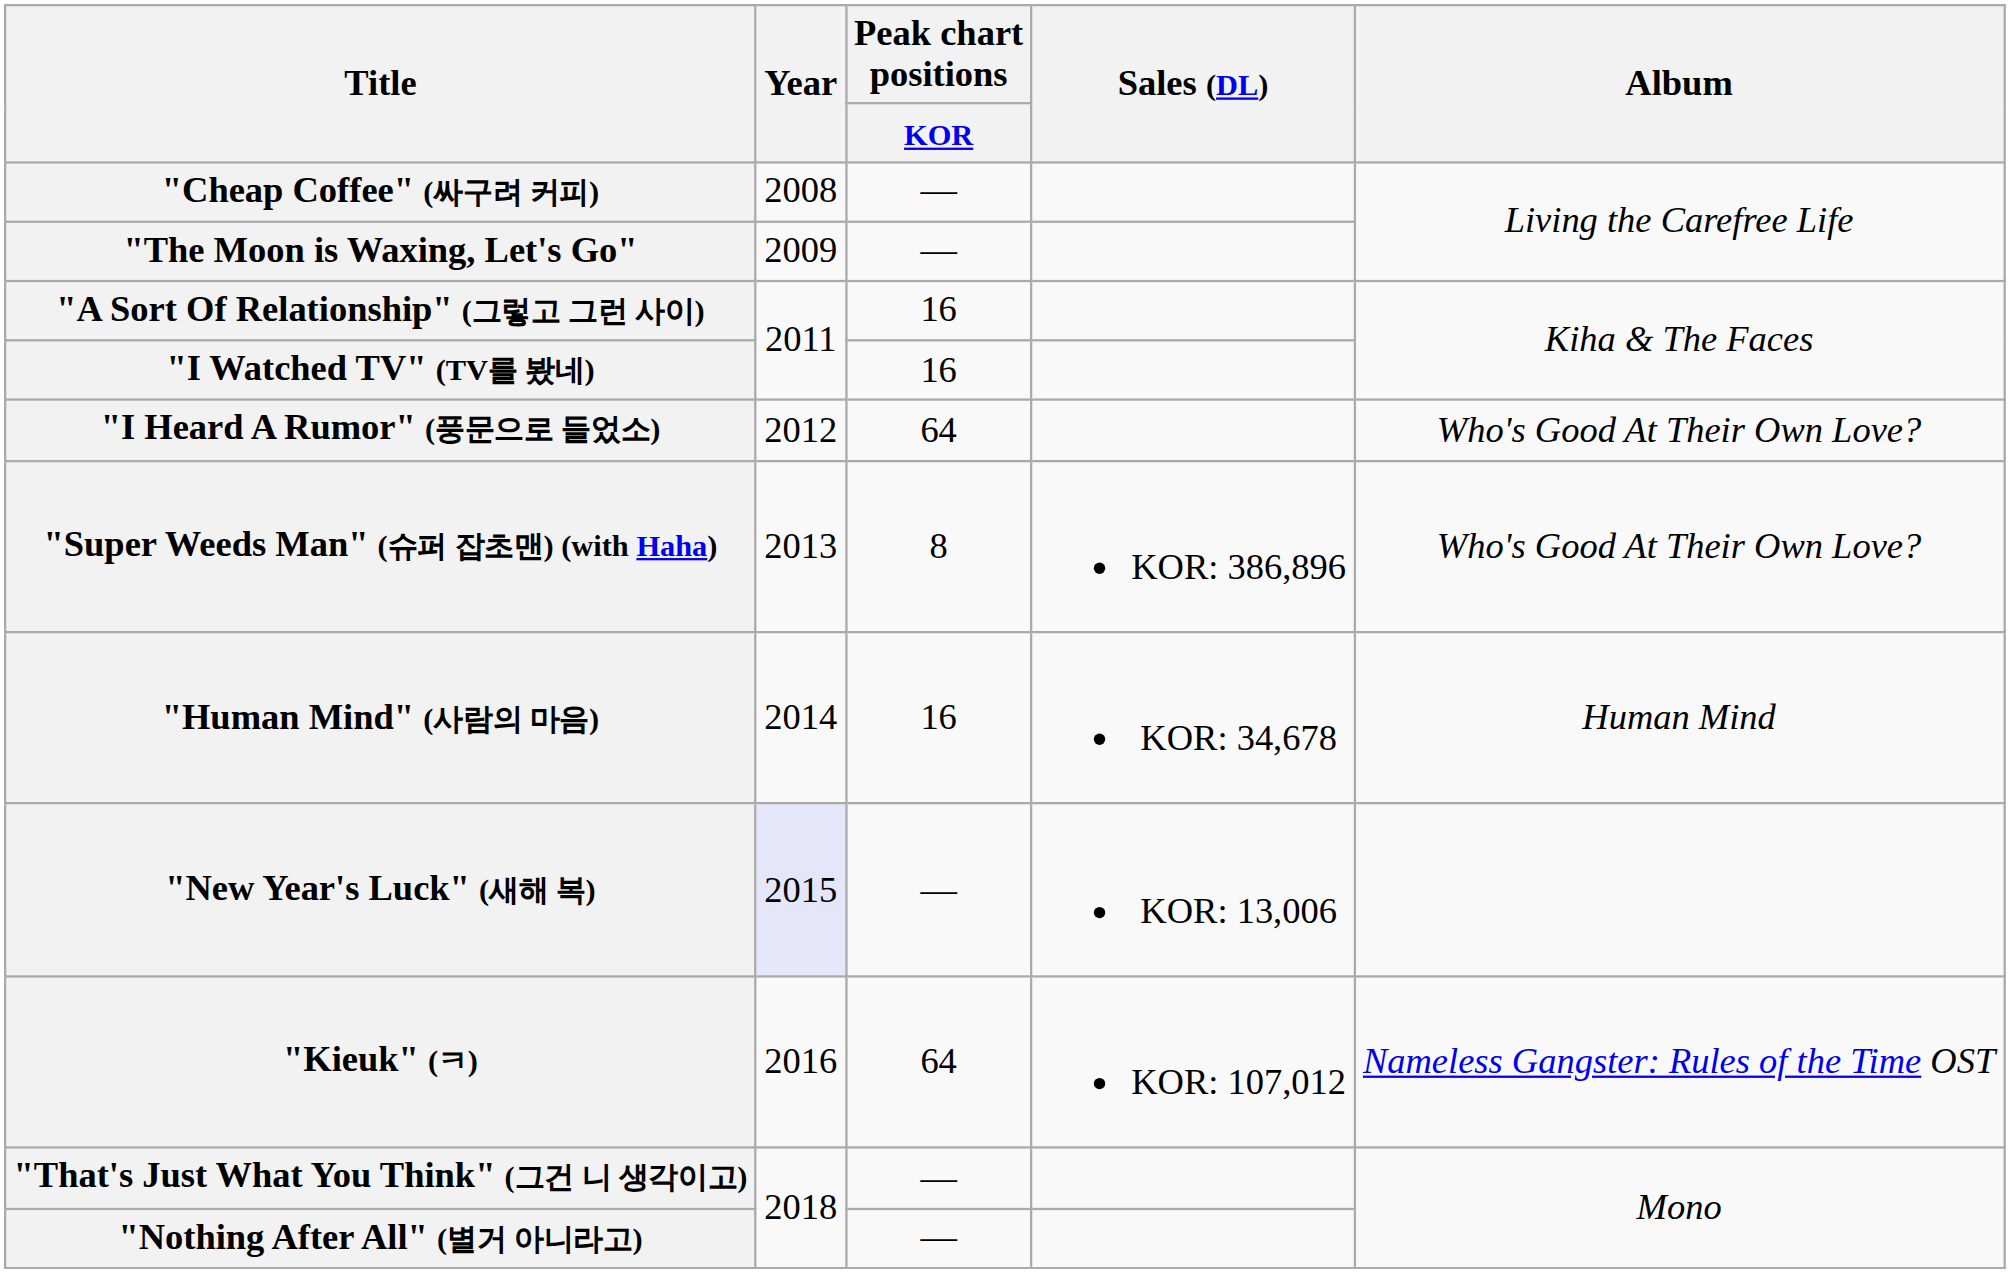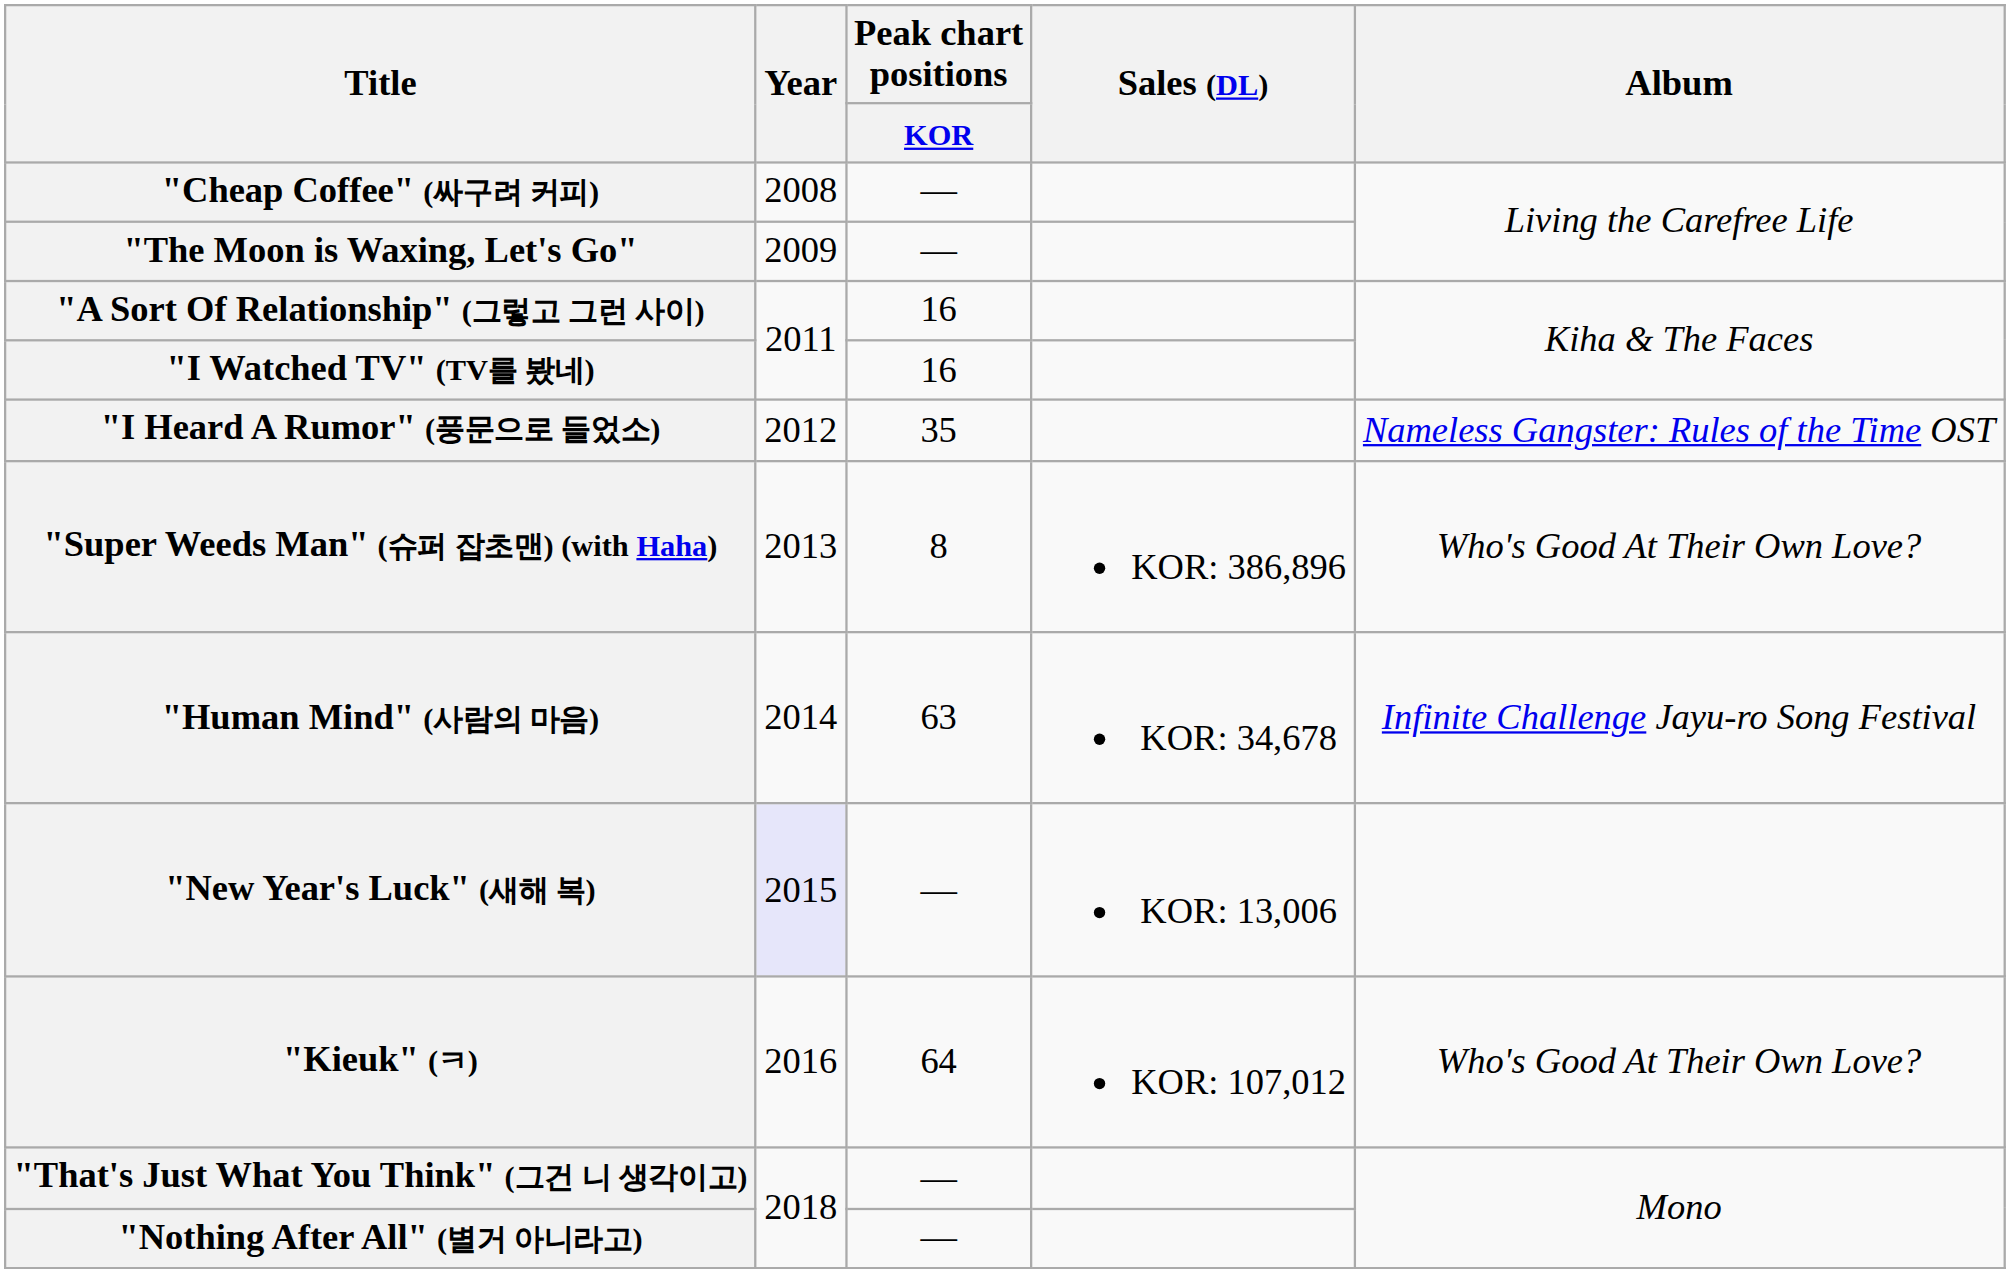(939, 429) 64 -> (939, 429) 35
(1679, 429) Who's Good At Their Own Love? -> (1679, 429) Nameless Gangster: Rules of the Time OST
(939, 717) 16 -> (939, 717) 63
(1679, 717) Human Mind -> (1679, 717) Infinite Challenge Jayu-ro Song Festival
(1679, 1061) Nameless Gangster: Rules of the Time OST -> (1679, 1061) Who's Good At Their Own Love?
